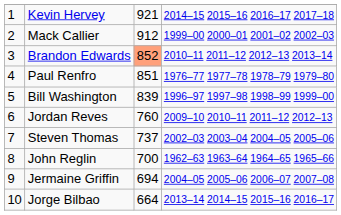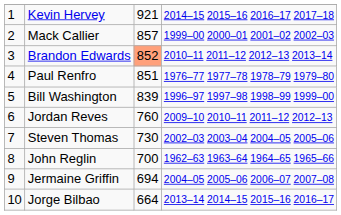(148, 35) 912 -> (148, 35) 857
(148, 138) 737 -> (148, 138) 730
